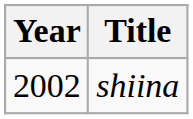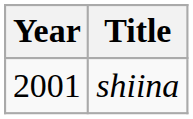(47, 85) 2002 -> (47, 85) 2001
